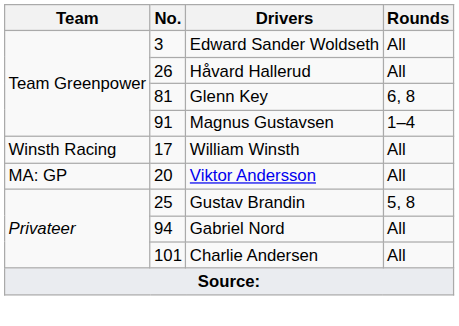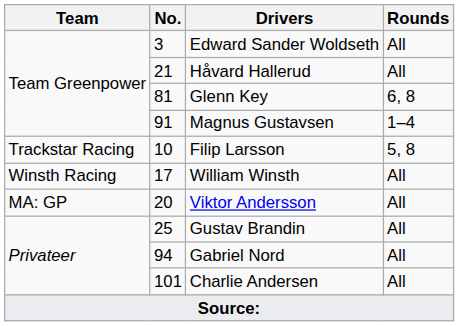(163, 70) 26 -> (163, 70) 21
+ row: (237, 149)
(401, 202) 5, 8 -> (396, 228) All
